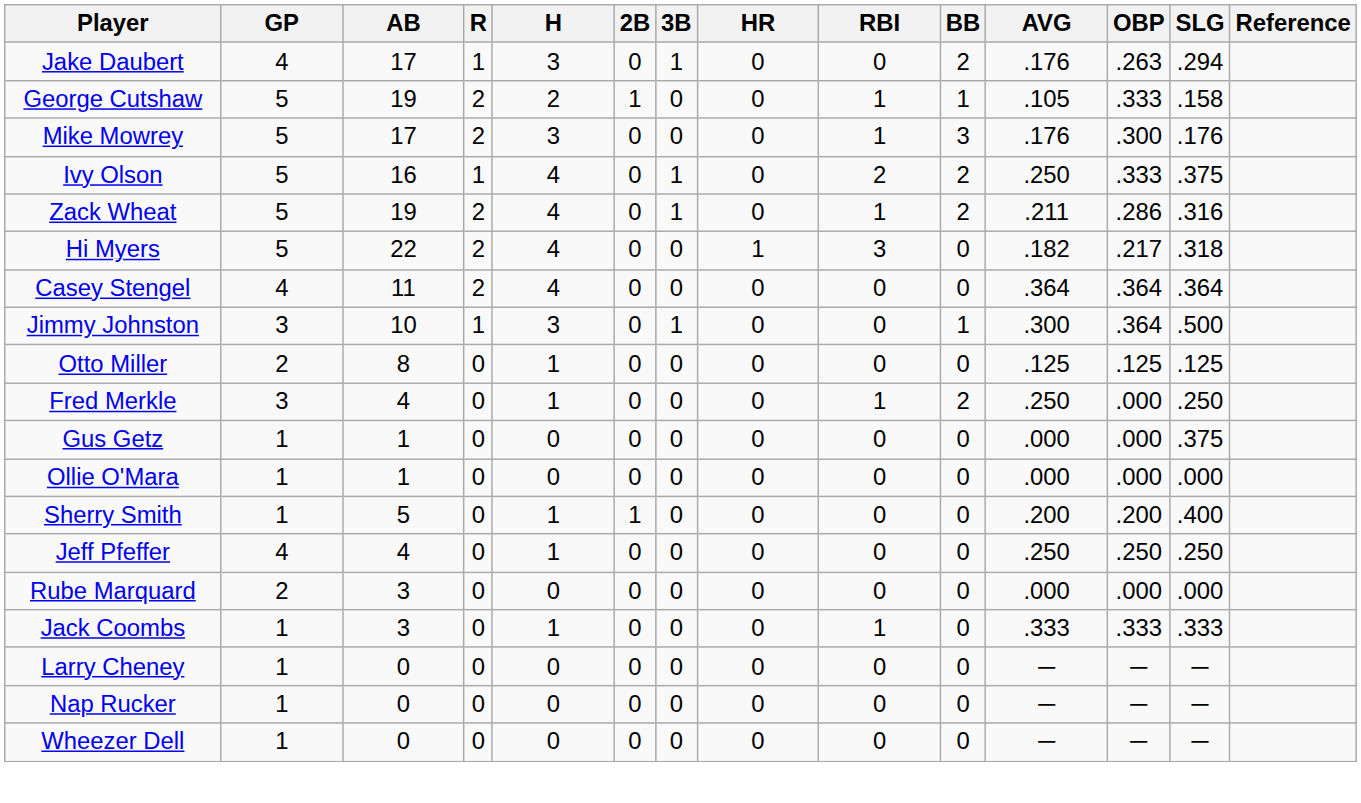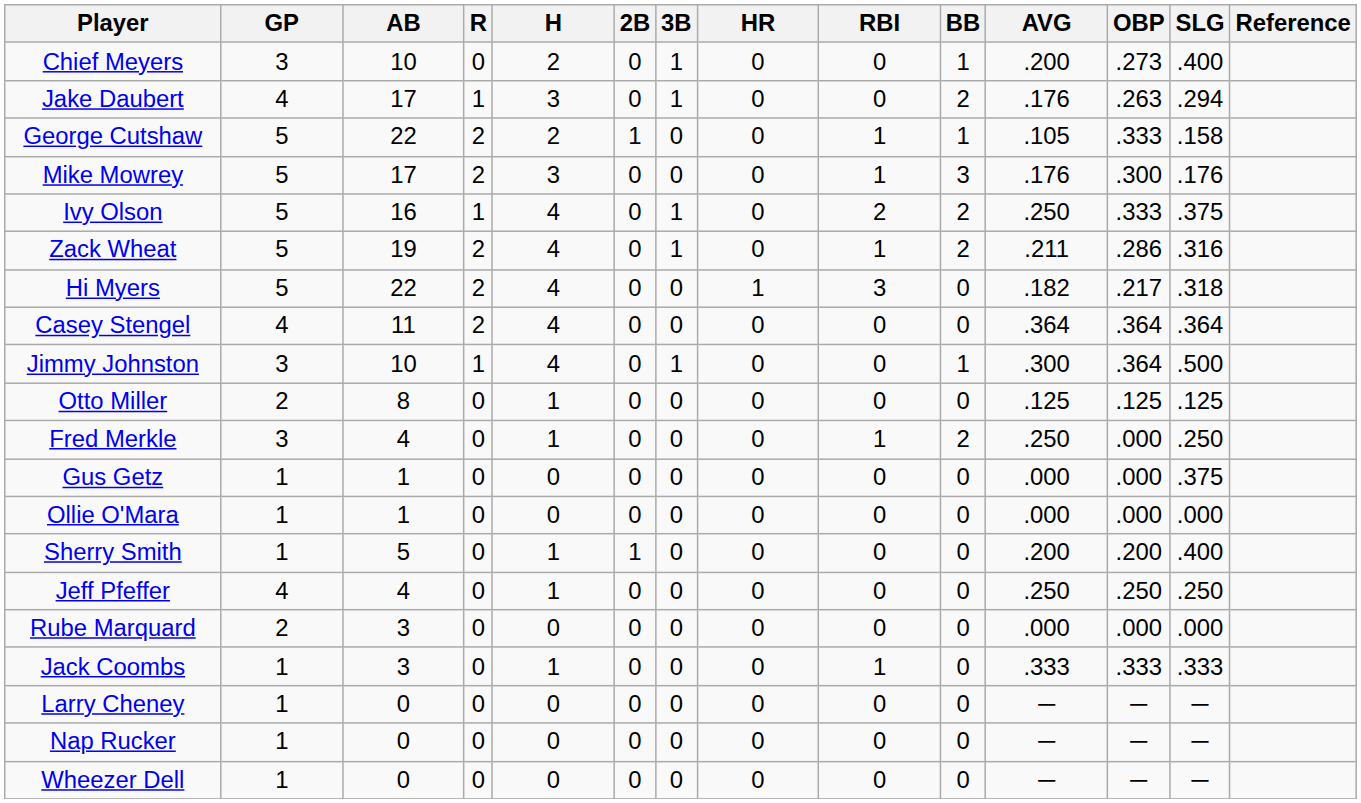+ row: (113, 61)
(403, 99) 19 -> (403, 136) 22
(553, 325) 3 -> (553, 363) 4
